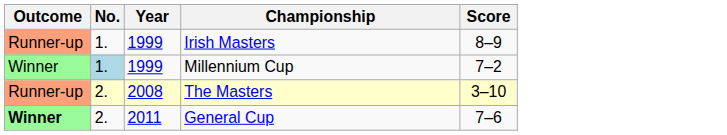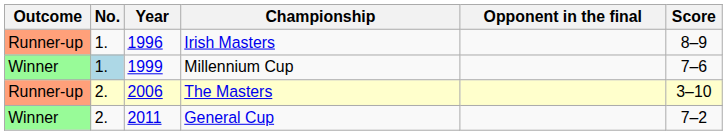+ column: (563, 17)
(145, 42) 1999 -> (145, 42) 1996
(489, 67) 7–2 -> (694, 67) 7–6
(145, 92) 2008 -> (145, 92) 2006
(35, 117) bold -> (33, 117) normal
(489, 117) 7–6 -> (694, 117) 7–2
